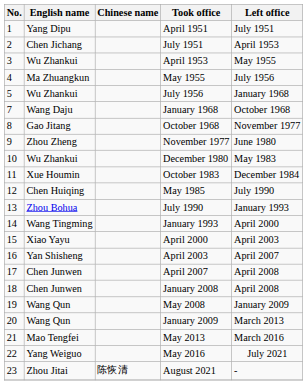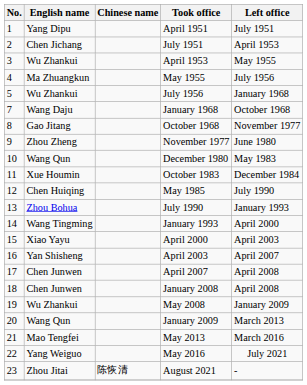(52, 158) Wu Zhankui -> (48, 158) Wang Qun
(48, 304) Wang Qun -> (52, 304) Wu Zhankui
